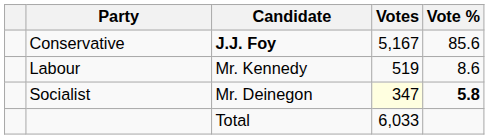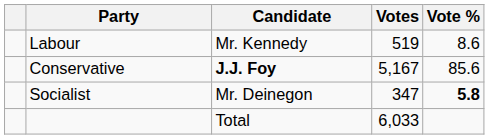rows swapped: (77, 43) <-> (55, 69)
(406, 95) lightyellow background -> (406, 95) no background
